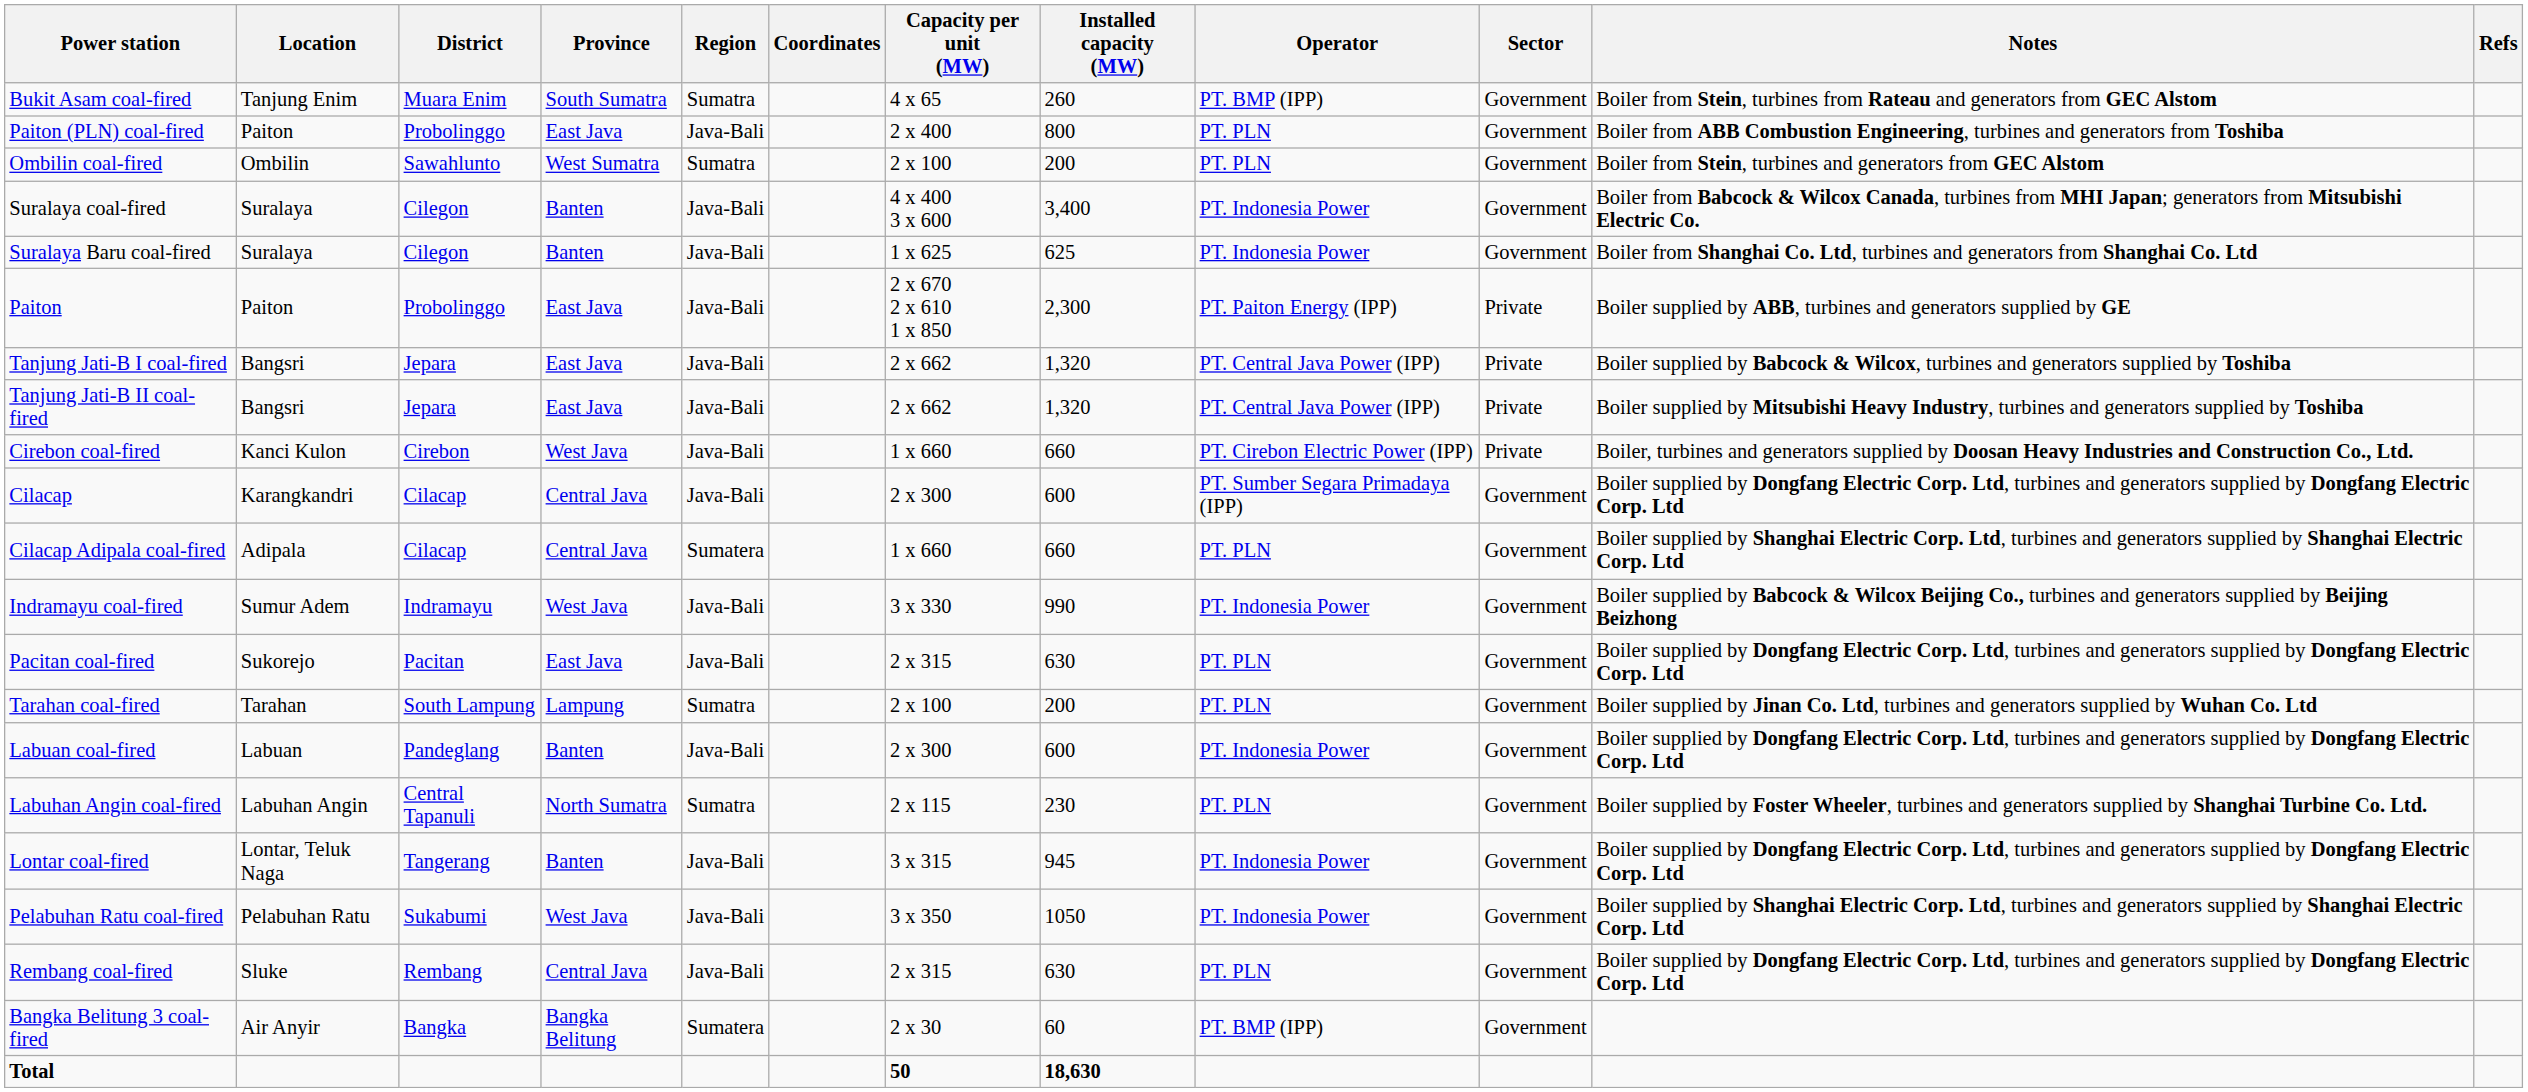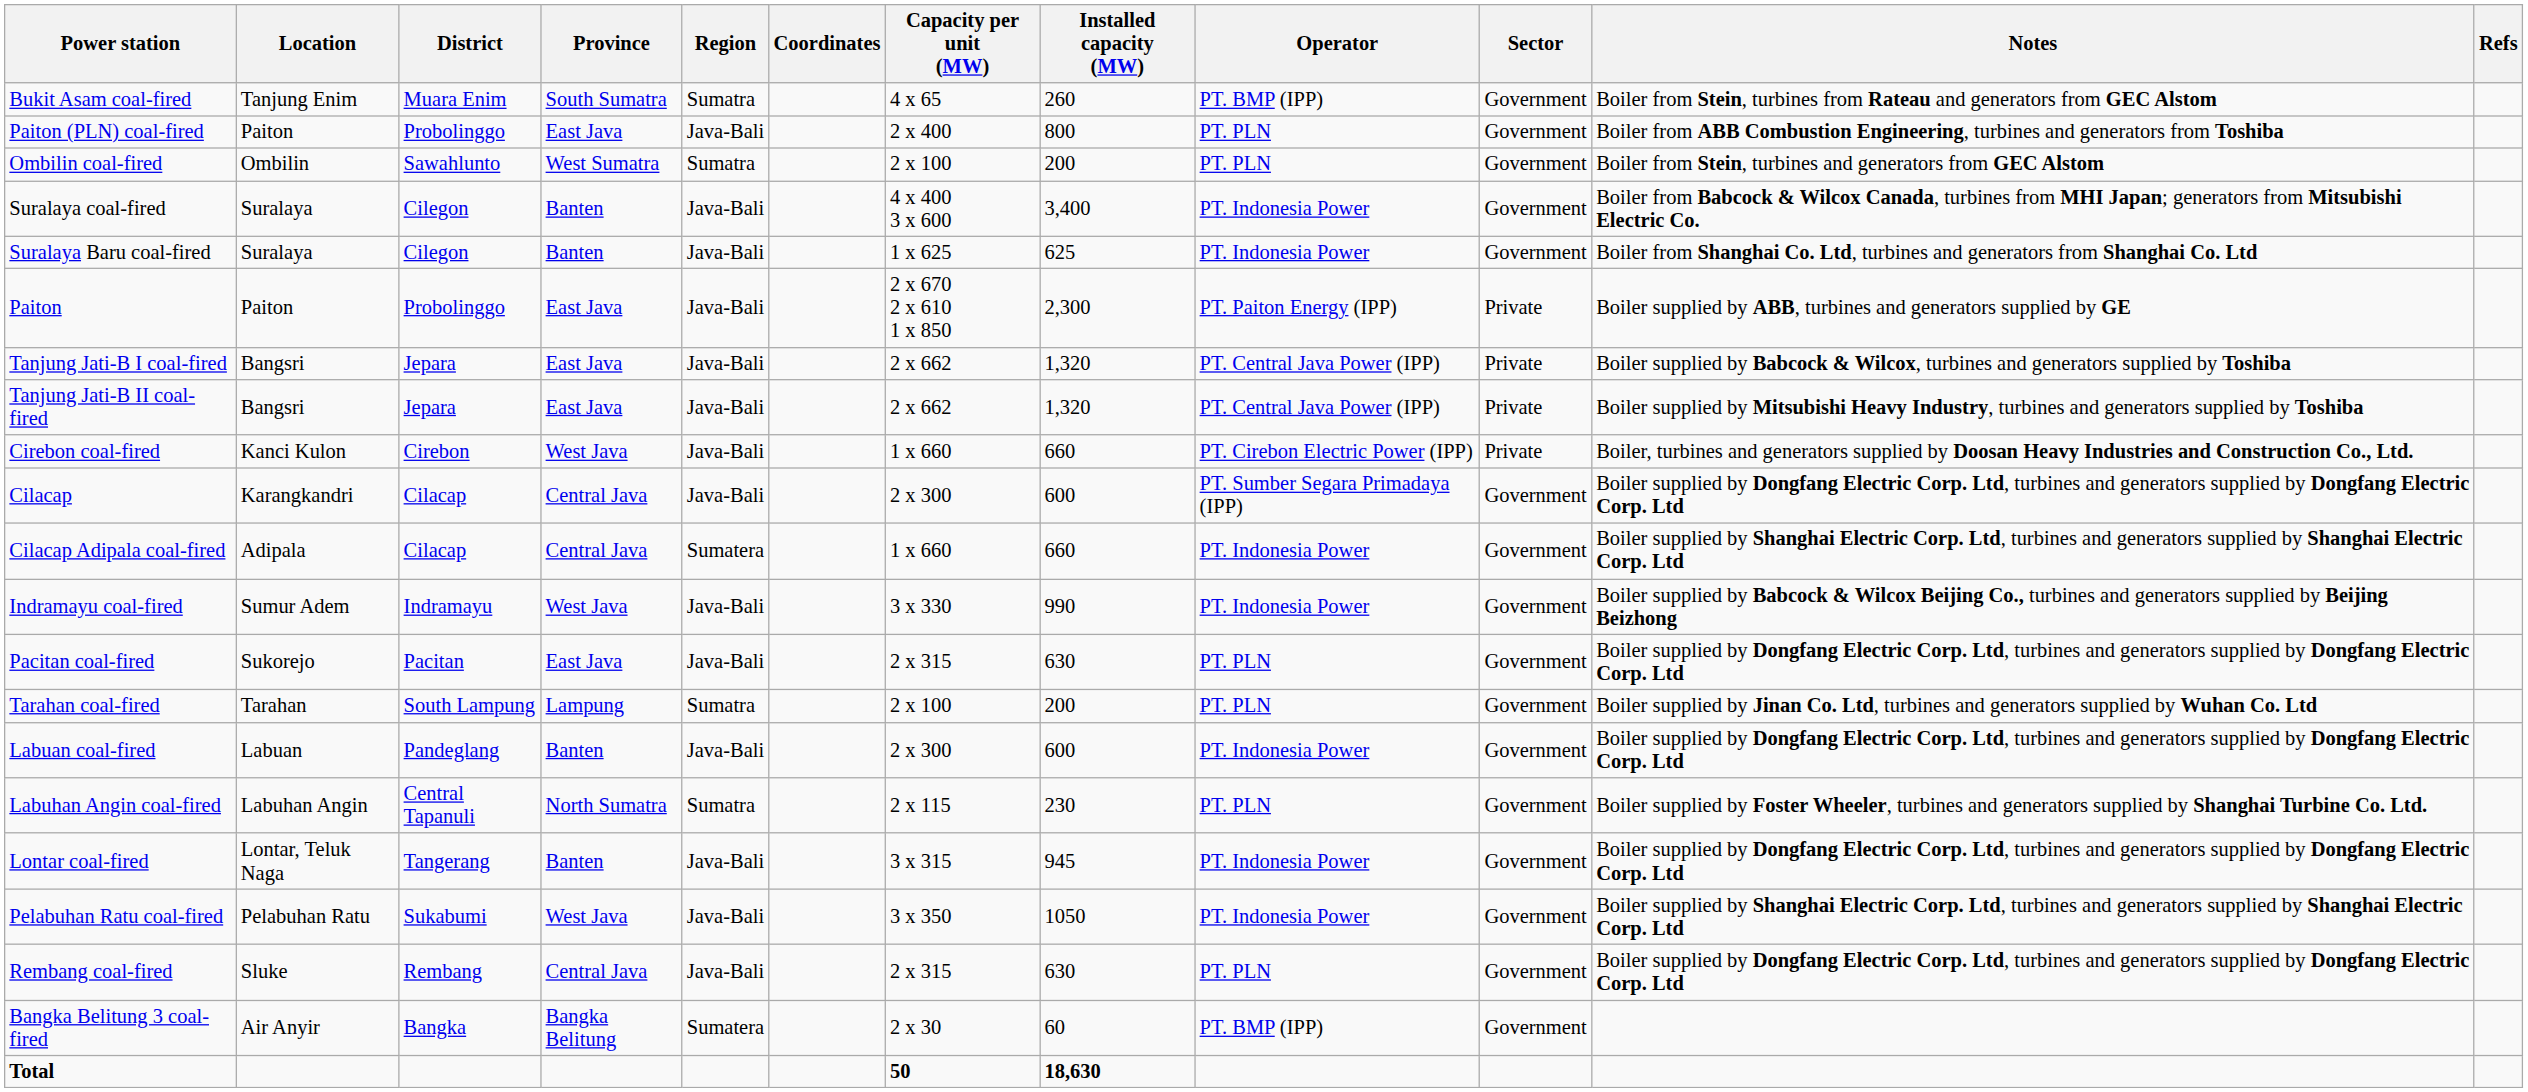(1235, 550) PT. PLN -> (1284, 550) PT. Indonesia Power
